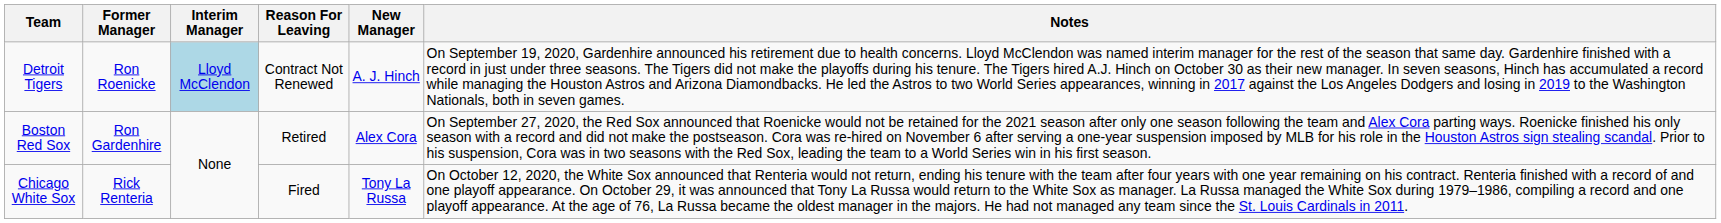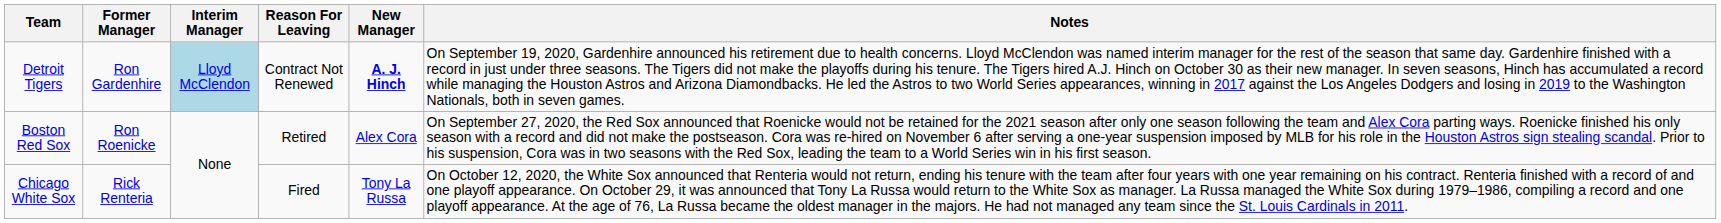(127, 76) Ron Roenicke -> (127, 76) Ron Gardenhire
(386, 76) normal -> (386, 76) bold
(127, 137) Ron Gardenhire -> (127, 137) Ron Roenicke
